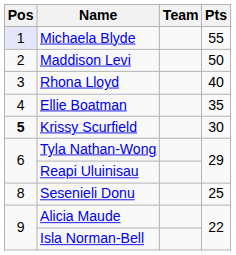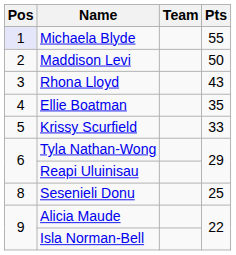(216, 82) 40 -> (216, 82) 43
(21, 127) bold -> (21, 127) normal
(216, 127) 30 -> (216, 127) 33
